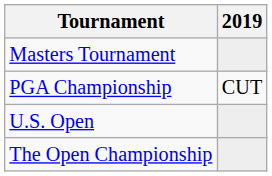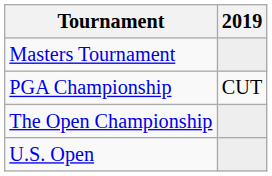rows swapped: (52, 121) <-> (111, 154)
